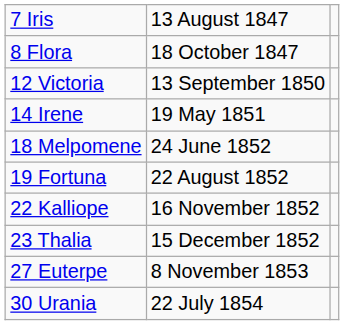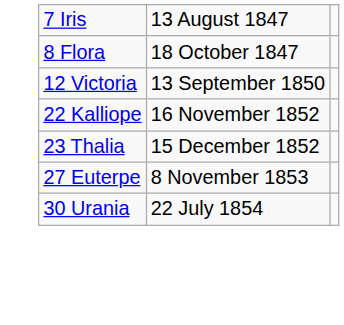- row: (47, 114)
- row: (76, 146)
- row: (58, 177)
